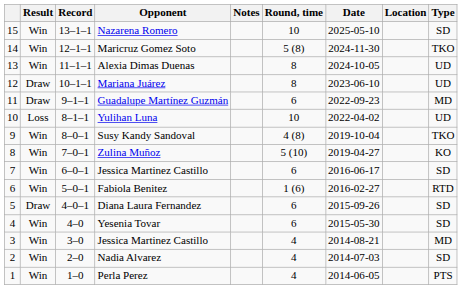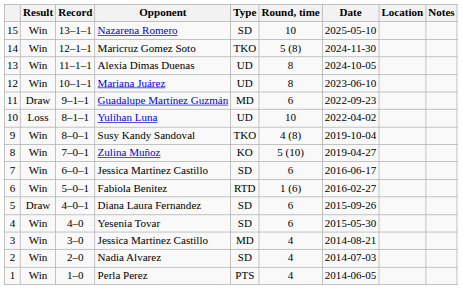columns swapped: (443, 13) <-> (246, 13)
(38, 83) Draw -> (38, 83) Win
